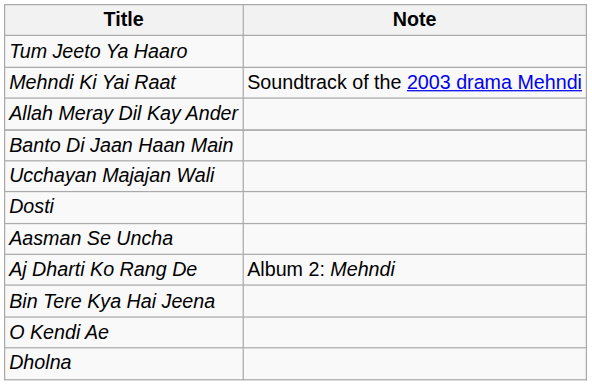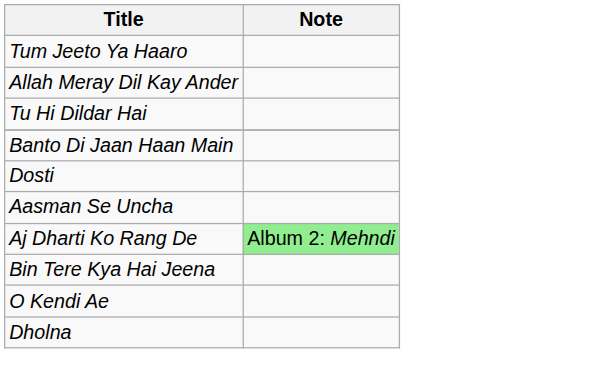- row: (92, 82)
+ row: (78, 113)
- row: (112, 176)
(321, 269) no background -> (321, 238) lightgreen background
